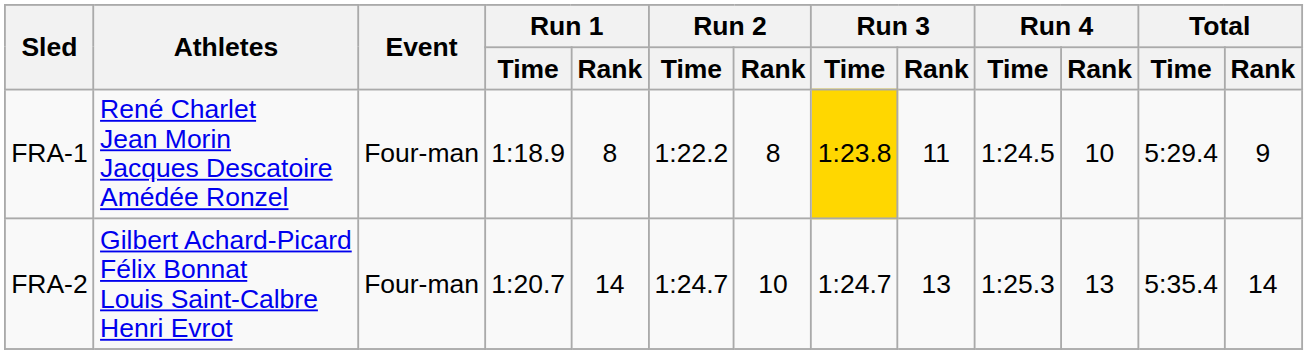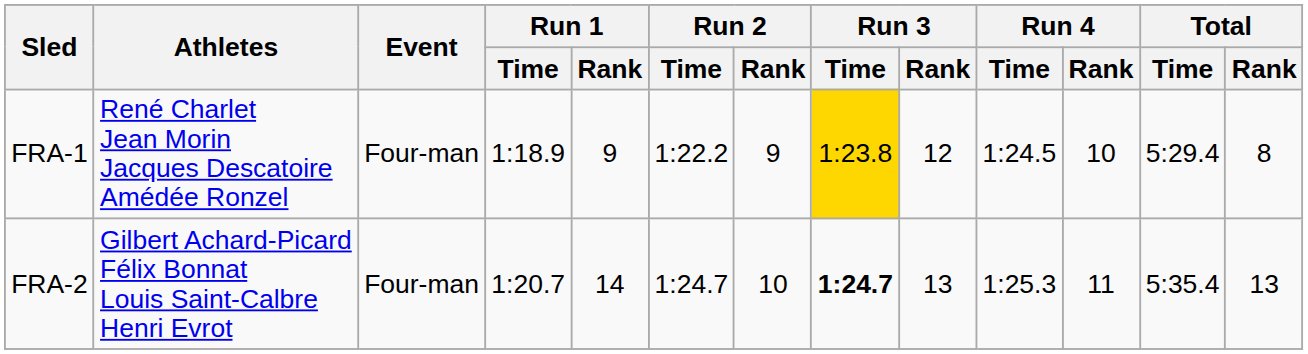(610, 154) 8 -> (610, 154) 9
(773, 154) 8 -> (773, 154) 9
(936, 154) 11 -> (938, 154) 12
(1263, 154) 9 -> (1264, 154) 8
(855, 284) normal -> (855, 284) bold
(1100, 284) 13 -> (1101, 284) 11
(1263, 284) 14 -> (1264, 284) 13
